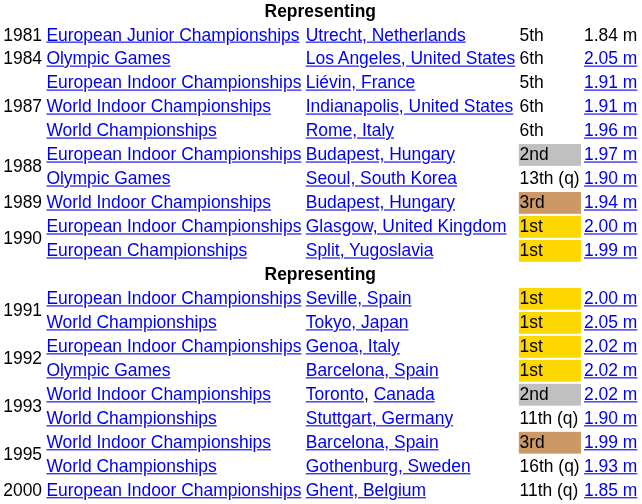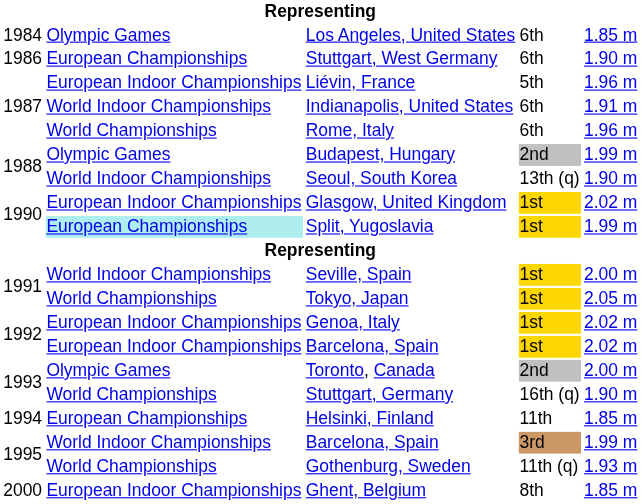- row: (23, 35)
(611, 58) 2.05 m -> (611, 35) 1.85 m
+ row: (23, 58)
(611, 82) 1.91 m -> (611, 82) 1.96 m
(174, 154) European Indoor Championships -> (108, 154) Olympic Games
(611, 154) 1.97 m -> (611, 154) 1.99 m
(108, 178) Olympic Games -> (159, 178) World Indoor Championships
- row: (23, 202)
(611, 226) 2.00 m -> (611, 202) 2.02 m
(147, 250) no background -> (147, 226) paleturquoise background
(174, 298) European Indoor Championships -> (159, 274) World Indoor Championships
(108, 370) Olympic Games -> (174, 346) European Indoor Championships
(159, 394) World Indoor Championships -> (108, 370) Olympic Games
(611, 394) 2.02 m -> (611, 370) 2.00 m
(549, 418) 11th (q) -> (550, 394) 16th (q)
+ row: (23, 418)
(550, 466) 16th (q) -> (549, 466) 11th (q)
(549, 490) 11th (q) -> (532, 490) 8th
